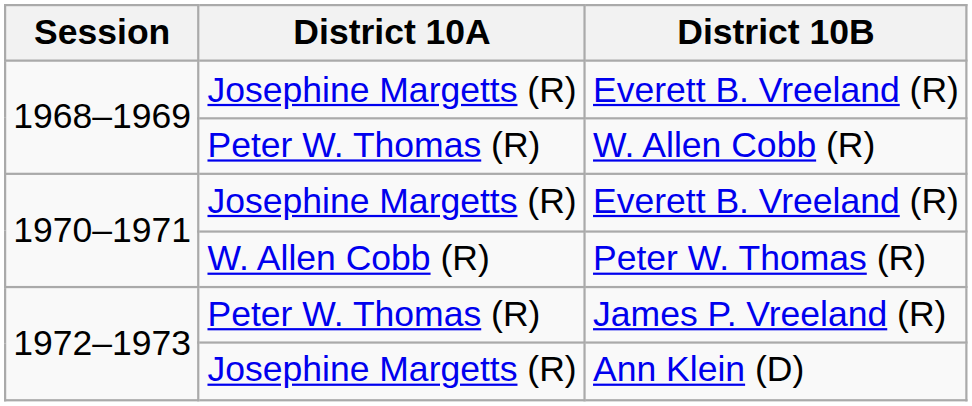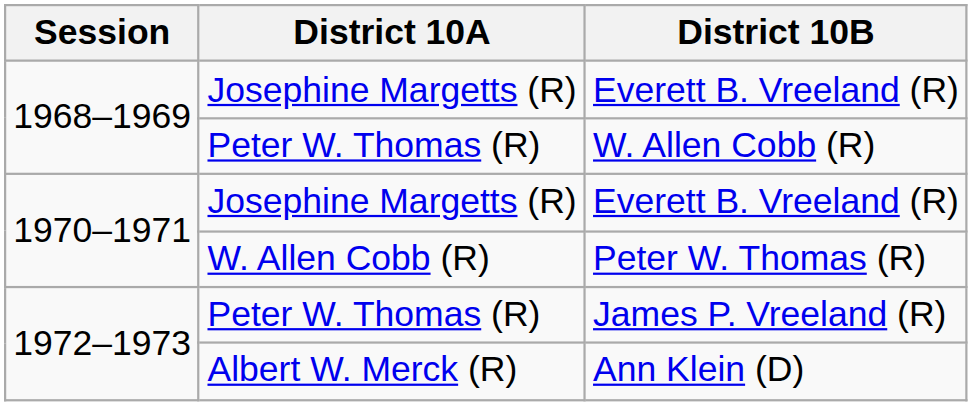(392, 370) Josephine Margetts (R) -> (362, 370) Albert W. Merck (R)
